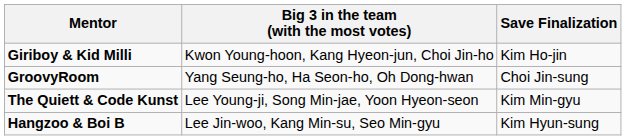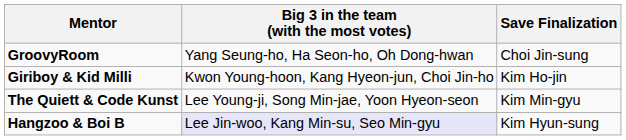rows swapped: (70, 54) <-> (53, 77)
(312, 123) no background -> (312, 123) lavender background
